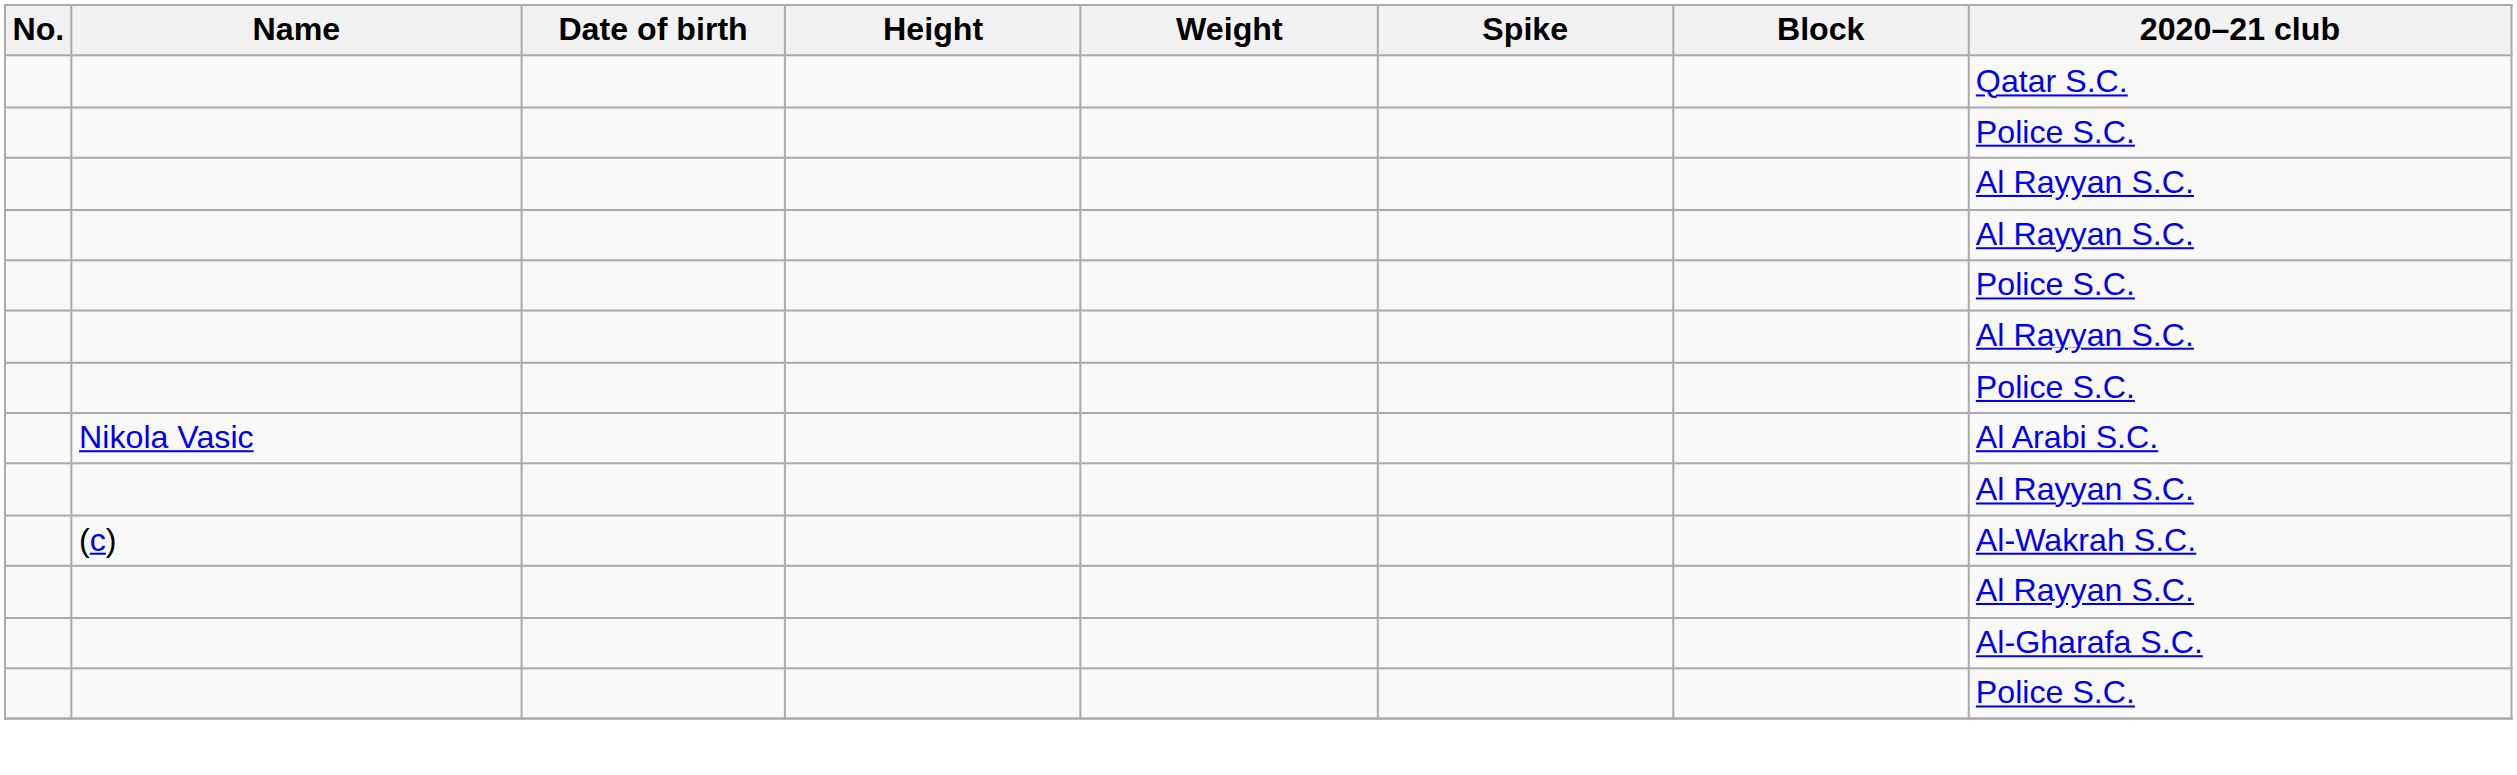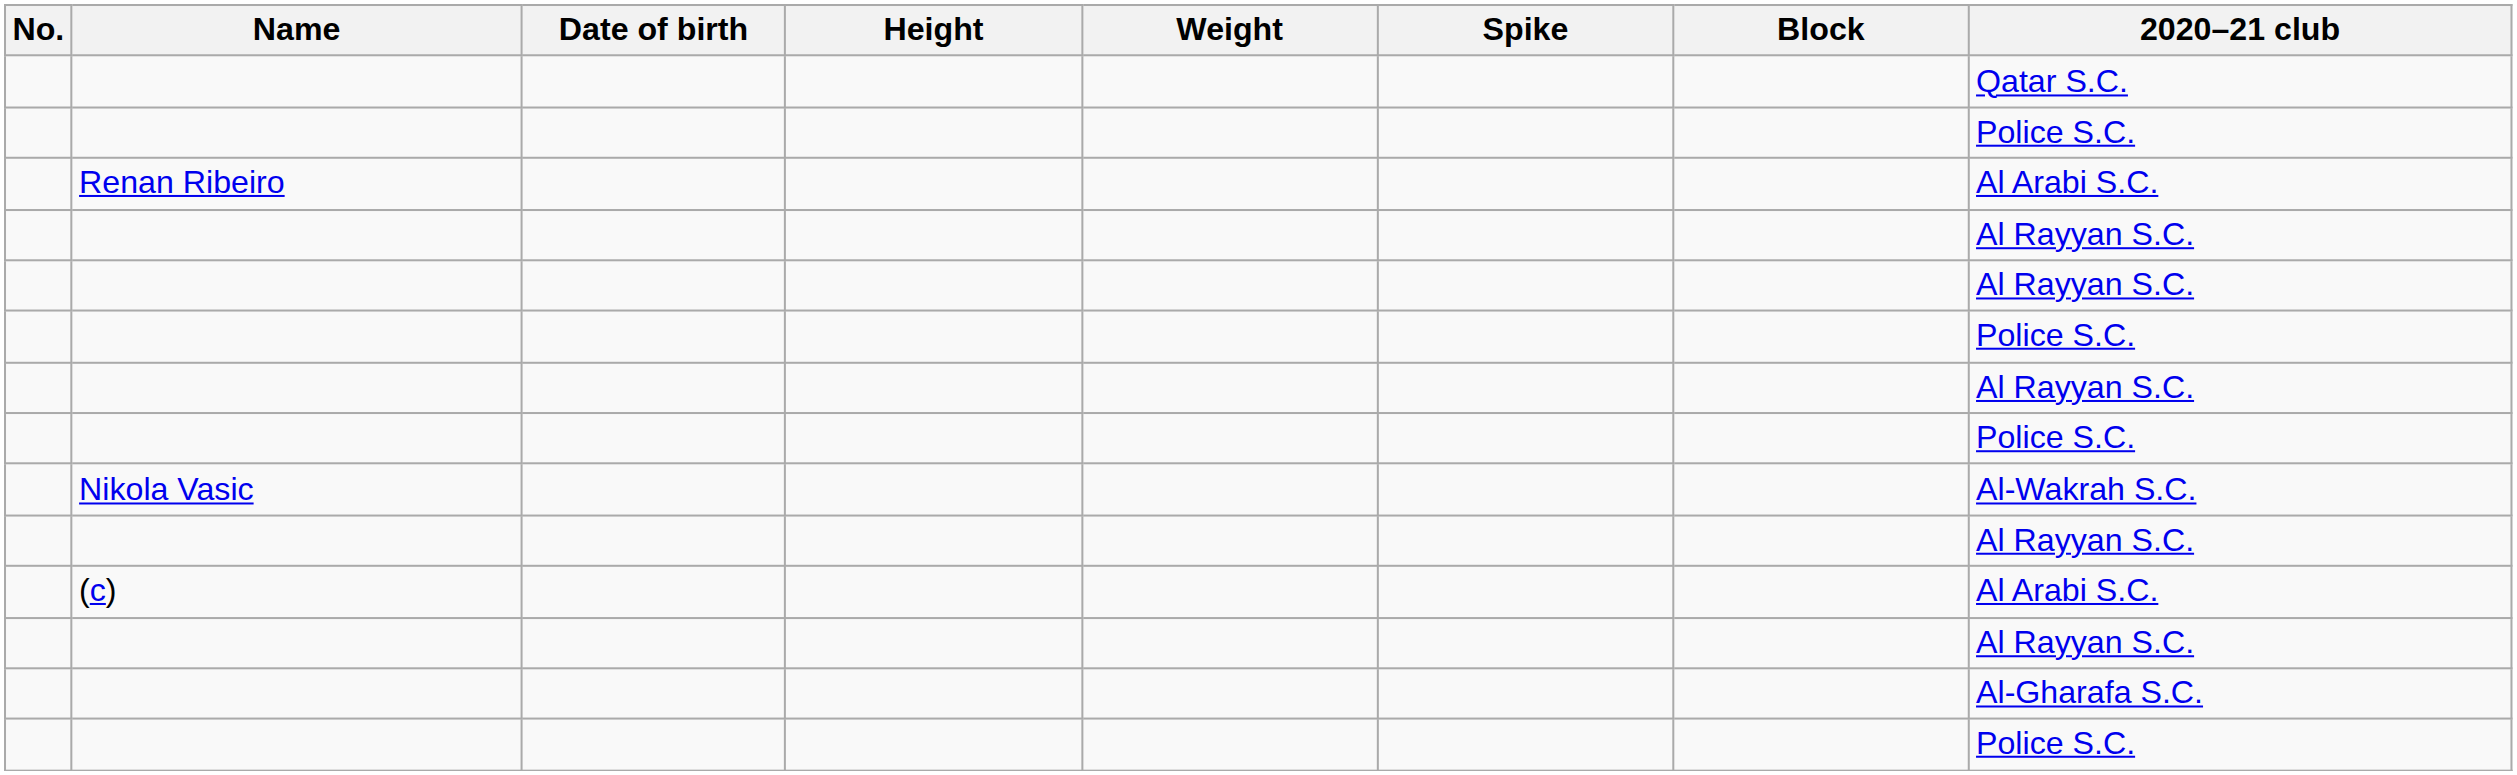+ row: (38, 184)
(2067, 438) Al Arabi S.C. -> (2086, 489) Al-Wakrah S.C.
(2086, 540) Al-Wakrah S.C. -> (2067, 591) Al Arabi S.C.
